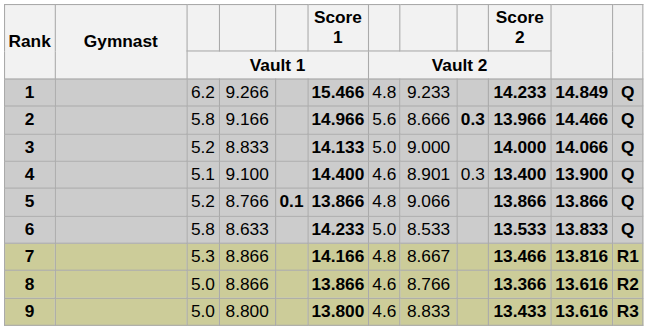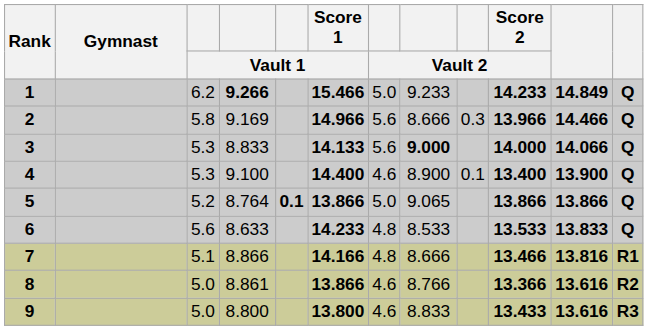(247, 92) normal -> (247, 92) bold
(384, 92) 4.8 -> (384, 92) 5.0
(247, 119) 9.166 -> (247, 119) 9.169
(473, 119) bold -> (473, 119) normal
(203, 147) 5.2 -> (203, 147) 5.3
(384, 147) 5.0 -> (384, 147) 5.6
(429, 147) normal -> (429, 147) bold
(203, 174) 5.1 -> (203, 174) 5.3
(429, 174) 8.901 -> (429, 174) 8.900
(473, 174) 0.3 -> (473, 174) 0.1
(247, 202) 8.766 -> (247, 202) 8.764
(384, 202) 4.8 -> (384, 202) 5.0
(429, 202) 9.066 -> (429, 202) 9.065
(203, 229) 5.8 -> (203, 229) 5.6
(384, 229) 5.0 -> (384, 229) 4.8
(203, 256) 5.3 -> (203, 256) 5.1
(429, 256) 8.667 -> (429, 256) 8.666
(247, 284) 8.866 -> (247, 284) 8.861
